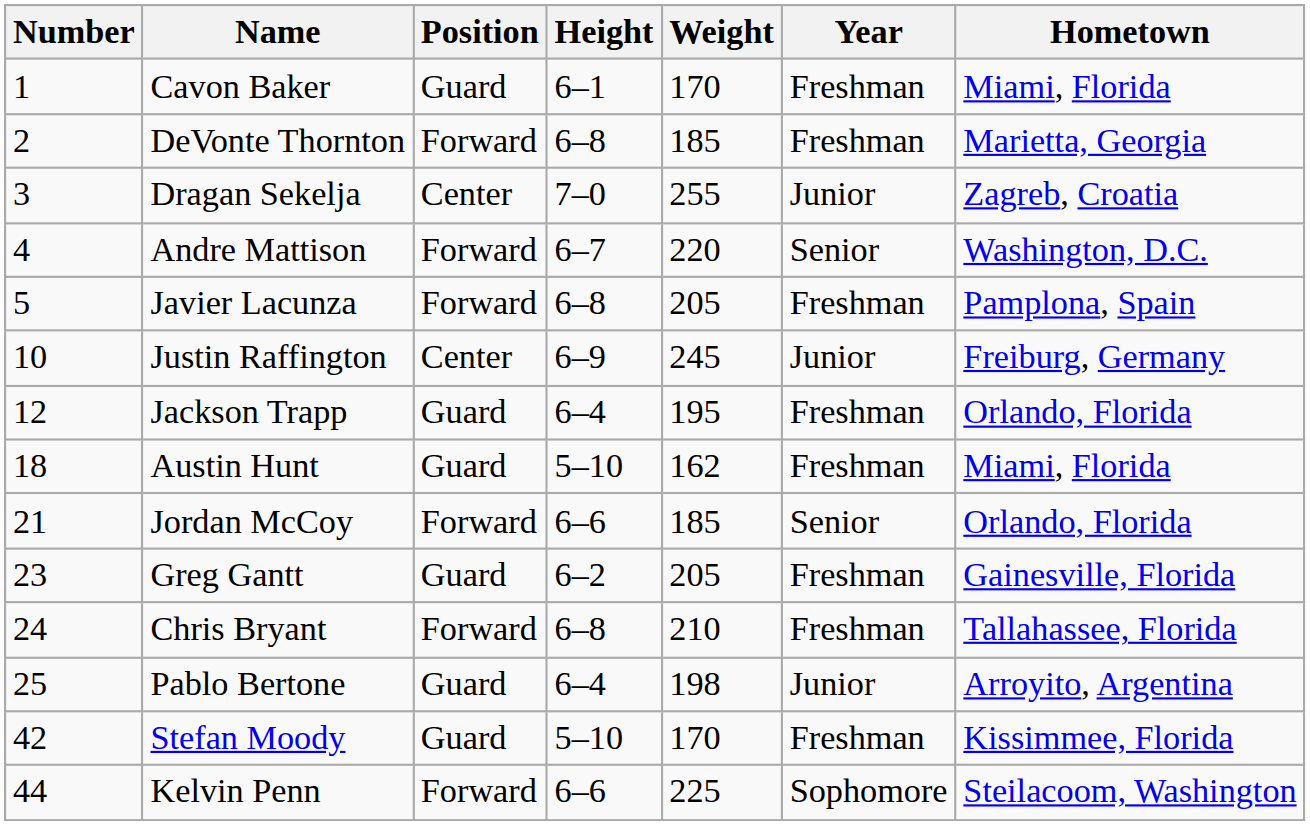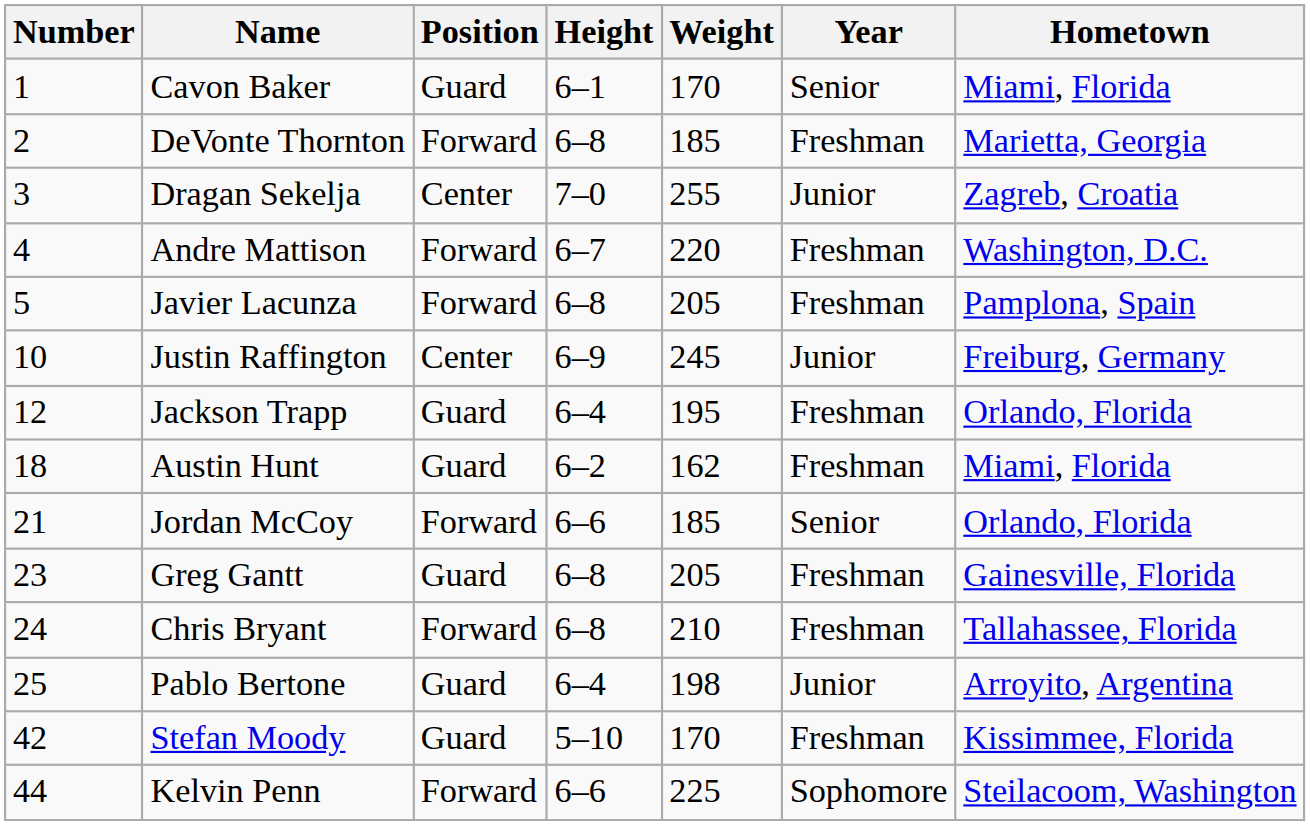(857, 85) Freshman -> (834, 85) Senior
(834, 248) Senior -> (857, 248) Freshman
(589, 466) 5–10 -> (580, 466) 6–2
(580, 574) 6–2 -> (580, 574) 6–8
